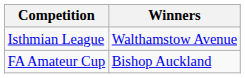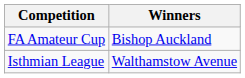rows swapped: (56, 38) <-> (56, 61)
